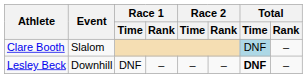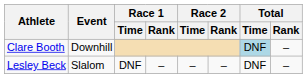(88, 48) Slalom -> (92, 48) Downhill
(92, 65) Downhill -> (88, 65) Slalom
(255, 65) bold -> (255, 65) normal
